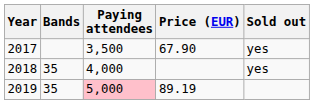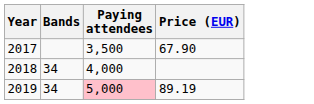- column: (276, 22)
(50, 69) 35 -> (50, 69) 34
(50, 89) 35 -> (50, 89) 34
